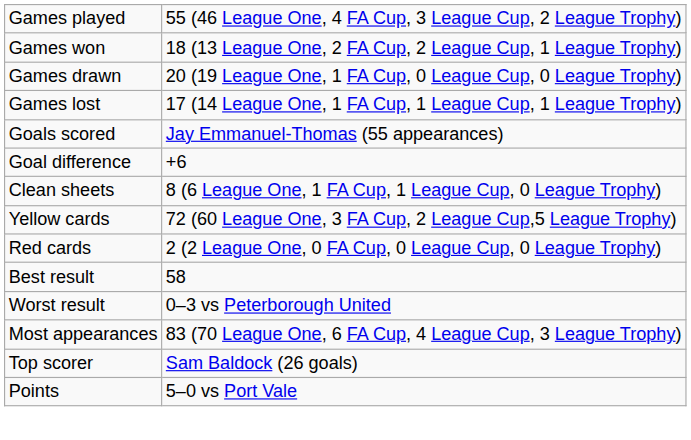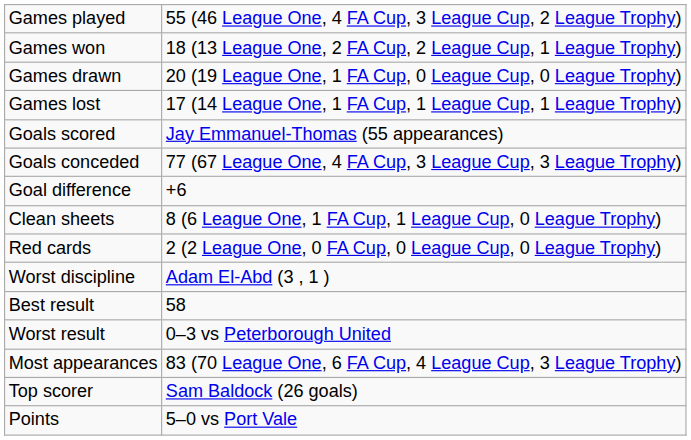+ row: (74, 162)
- row: (59, 219)
+ row: (72, 276)
